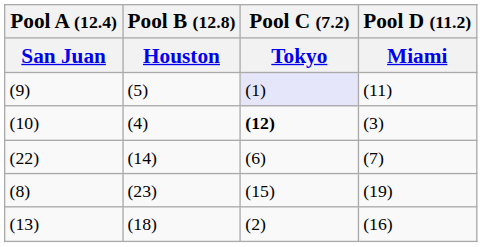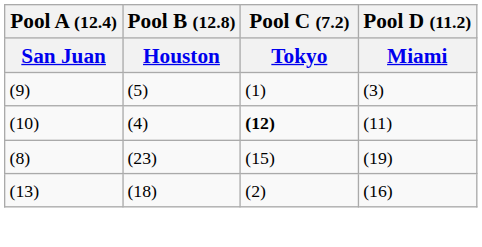(256, 90) lavender background -> (256, 90) no background
(378, 90) (11) -> (374, 90) (3)
(374, 123) (3) -> (378, 123) (11)
- row: (24, 157)
